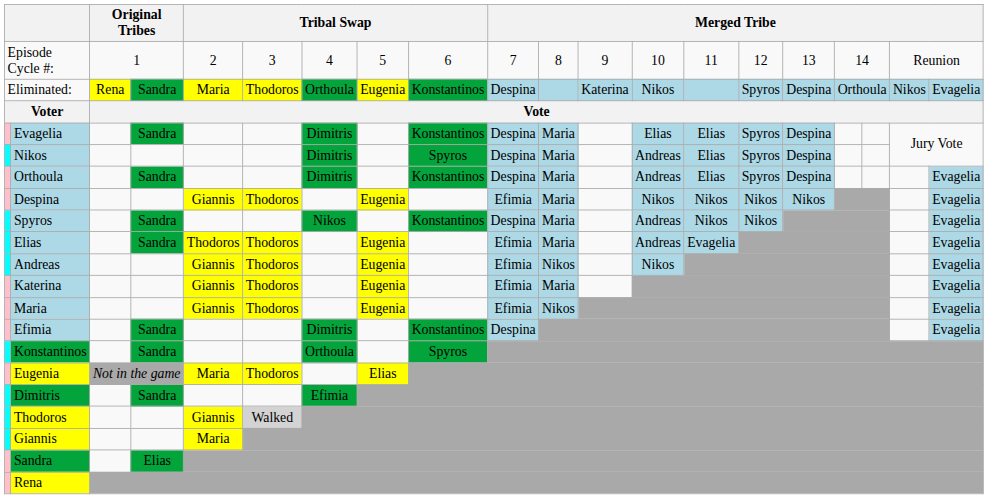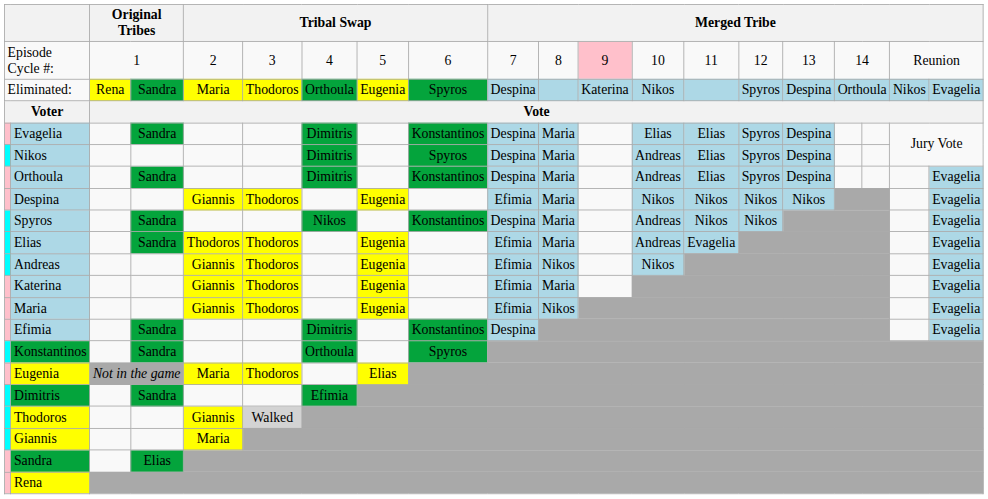(605, 60) no background -> (605, 60) pink background
(448, 90) Konstantinos -> (448, 90) Spyros
